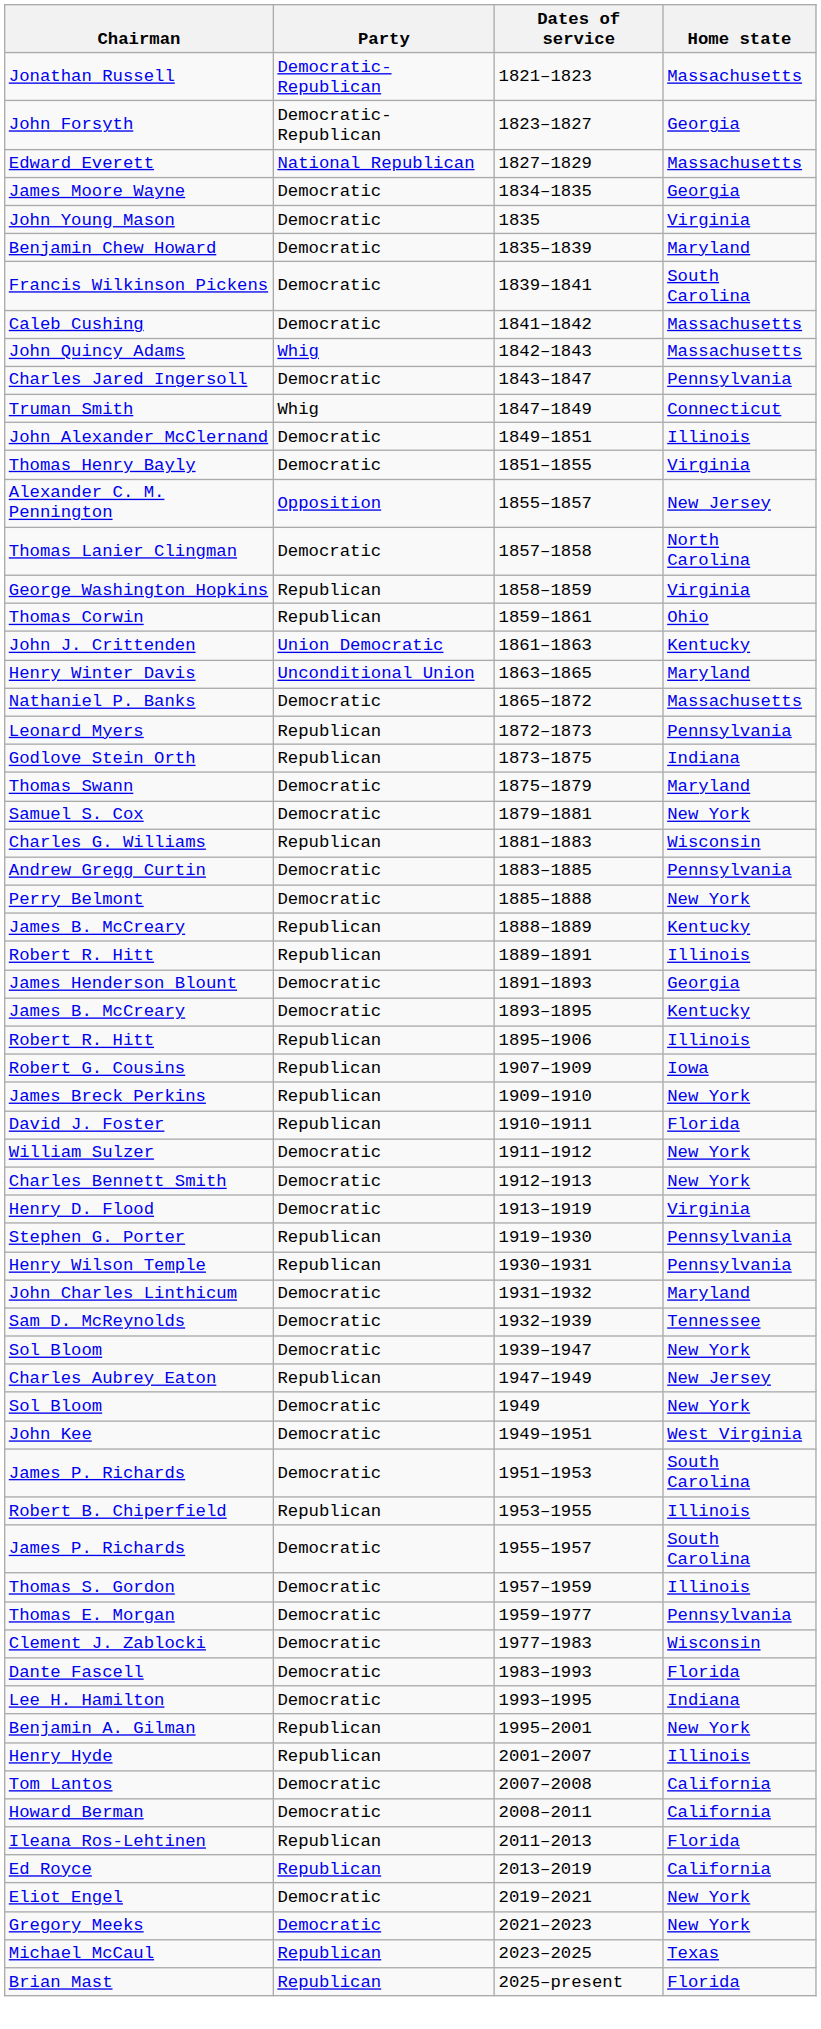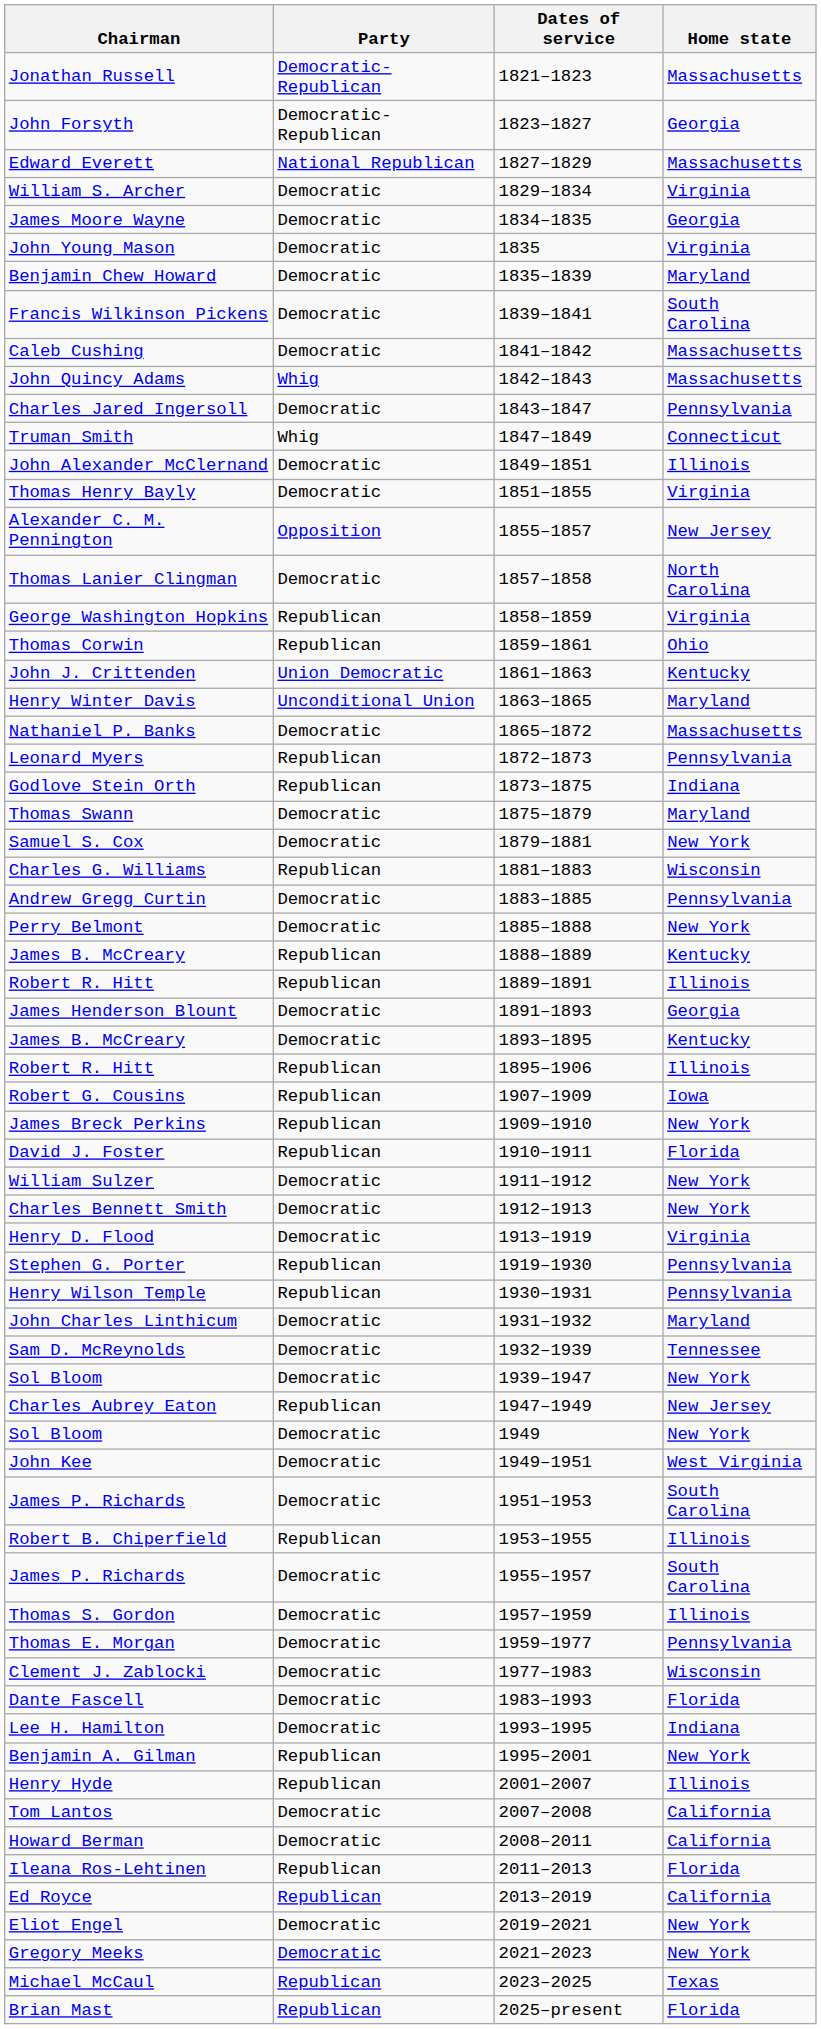+ row: (97, 191)
